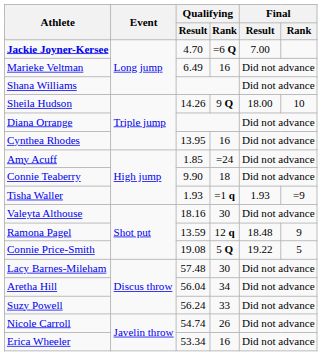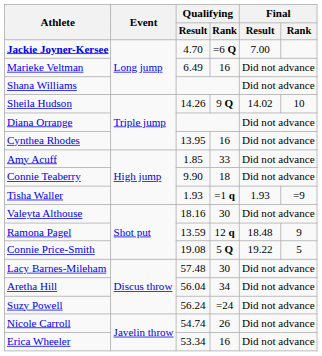(260, 104) 18.00 -> (260, 104) 14.02
(225, 159) =24 -> (225, 159) 33
(225, 305) 33 -> (225, 305) =24
